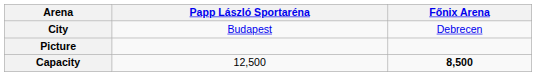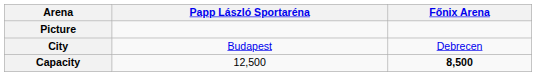rows swapped: (58, 46) <-> (58, 29)
